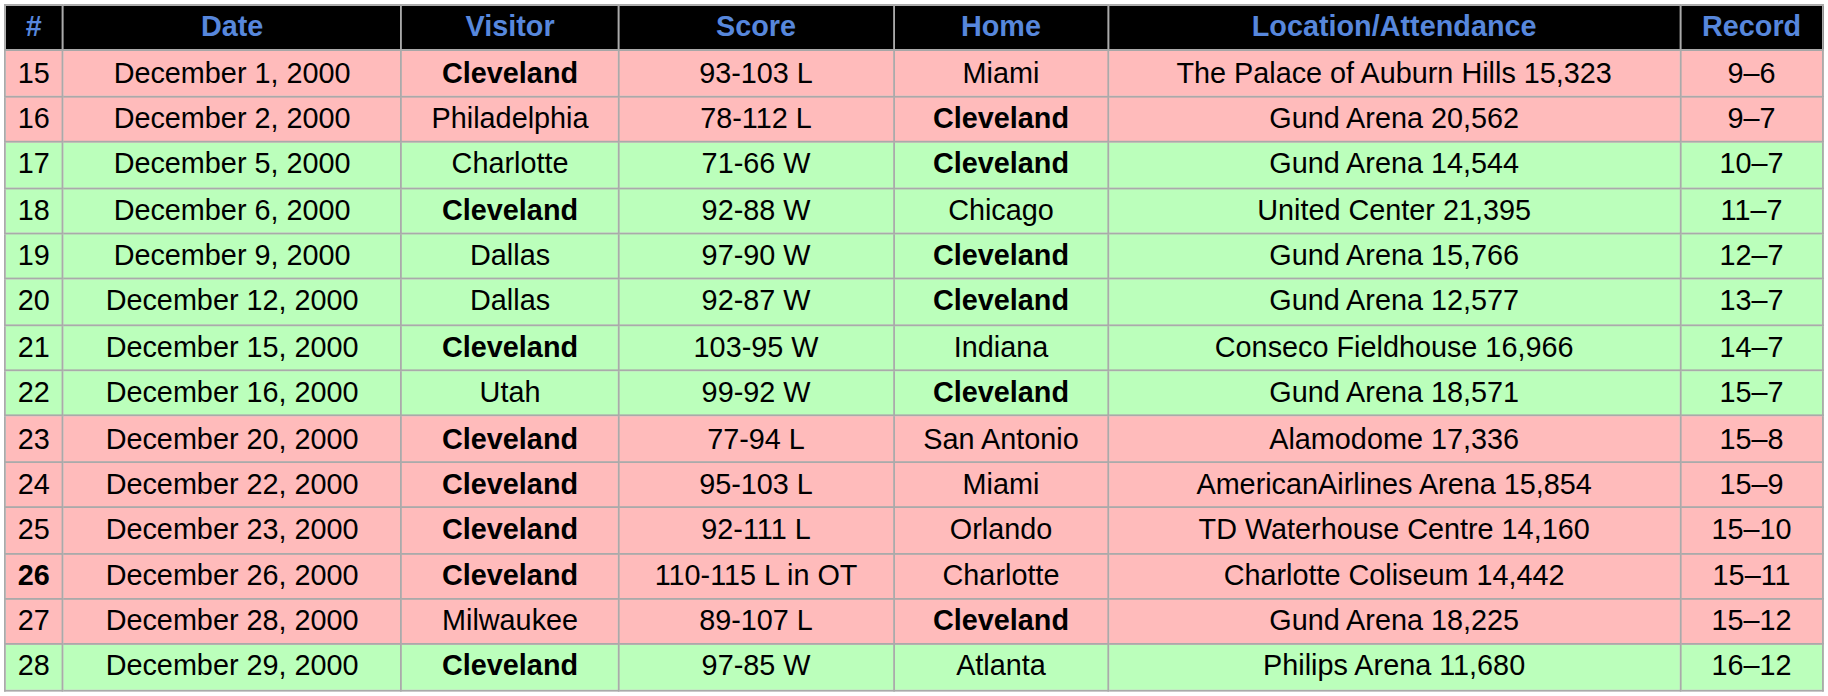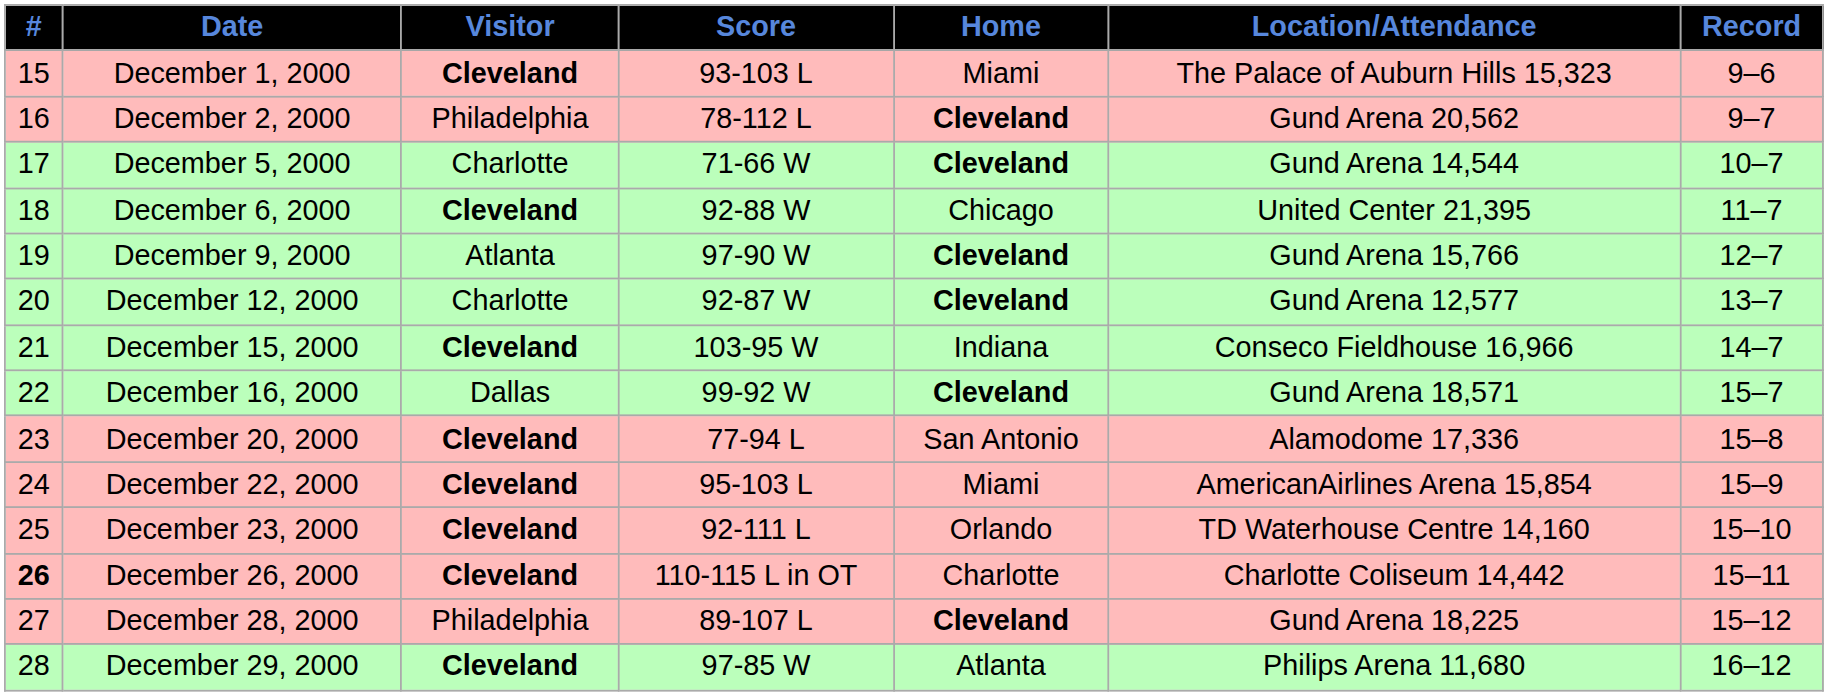(510, 255) Dallas -> (510, 255) Atlanta
(510, 301) Dallas -> (510, 301) Charlotte
(510, 392) Utah -> (510, 392) Dallas
(510, 621) Milwaukee -> (510, 621) Philadelphia
